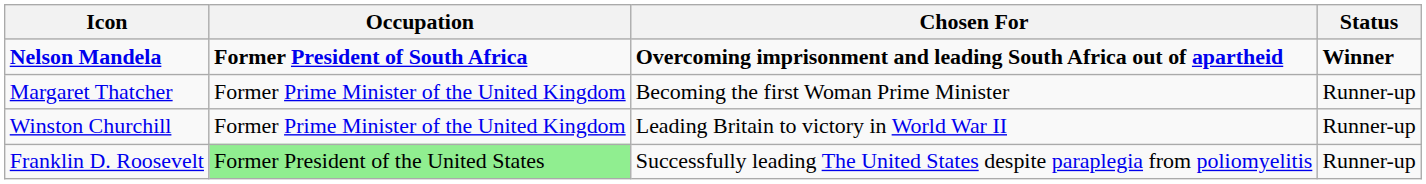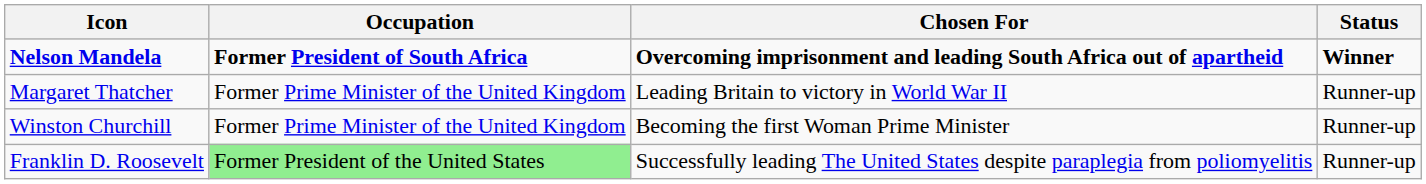(822, 91) Becoming the first Woman Prime Minister -> (821, 91) Leading Britain to victory in World War II
(821, 126) Leading Britain to victory in World War II -> (822, 126) Becoming the first Woman Prime Minister
